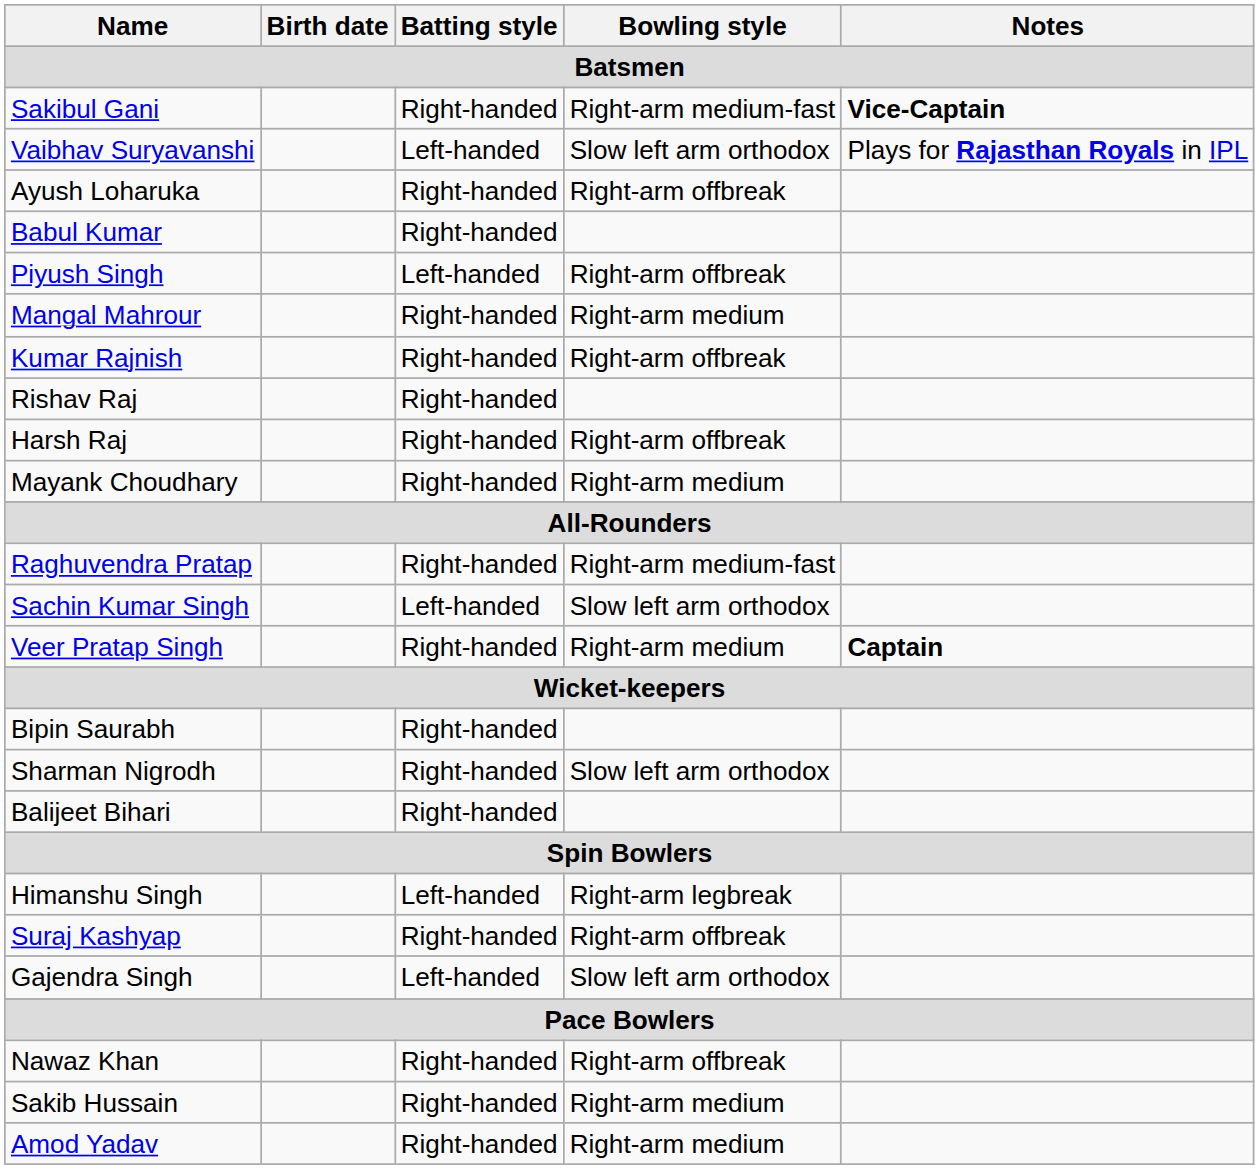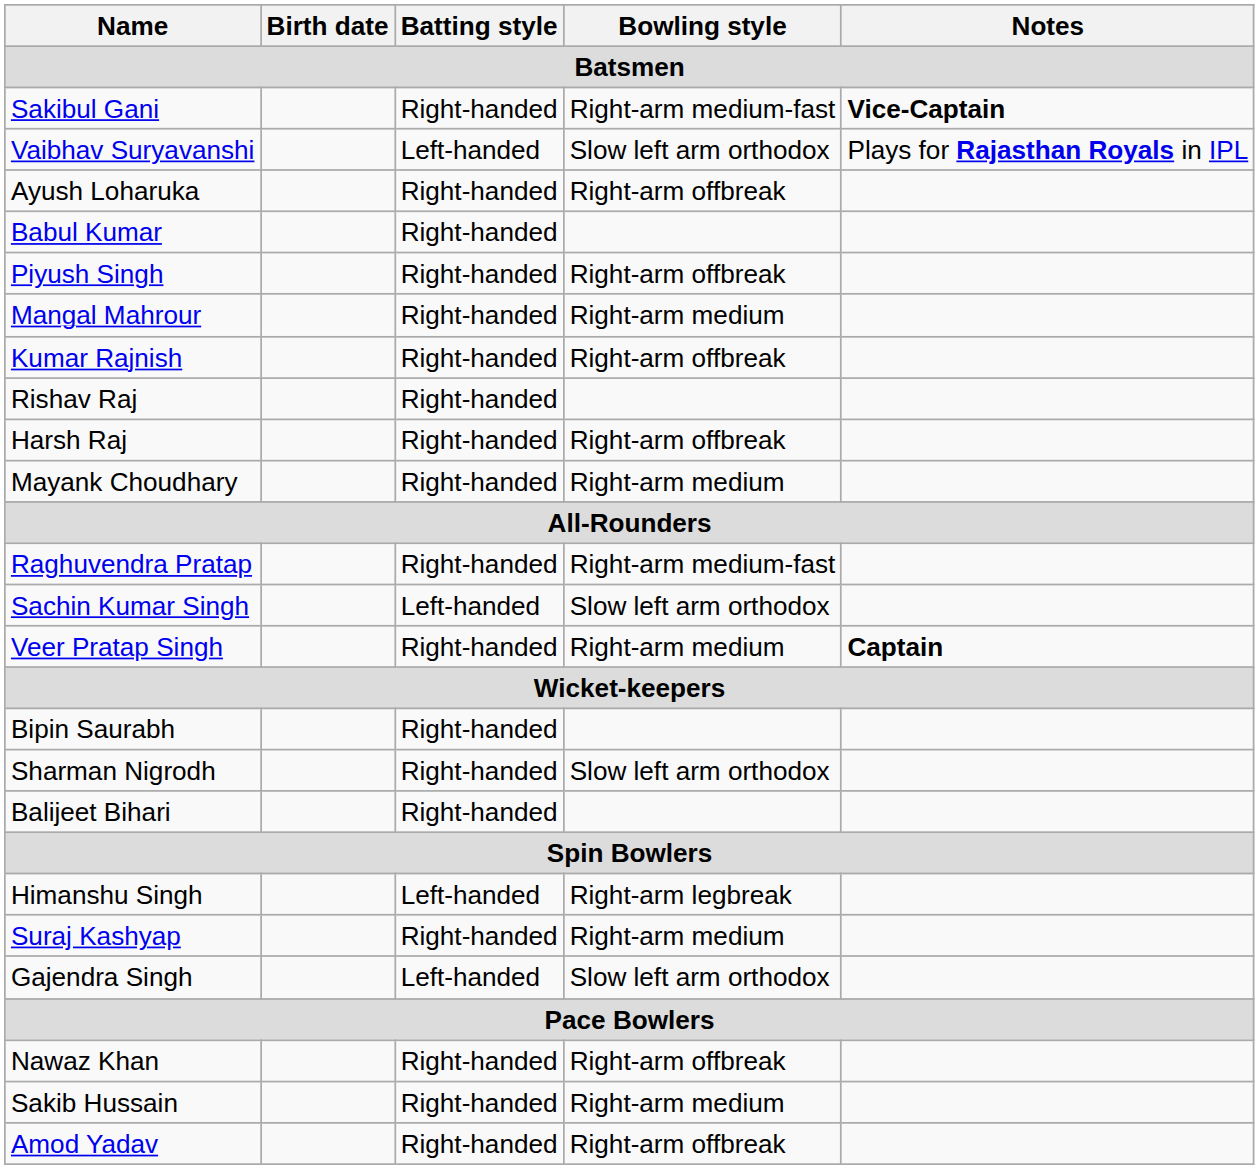(470, 274) Left-handed -> (479, 274) Right-handed
(678, 936) Right-arm offbreak -> (677, 936) Right-arm medium
(677, 1143) Right-arm medium -> (678, 1143) Right-arm offbreak
